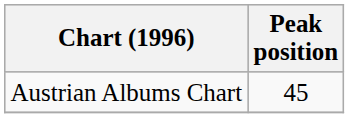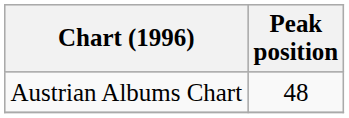(296, 91) 45 -> (296, 91) 48
